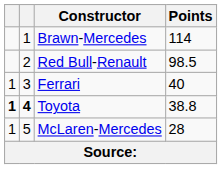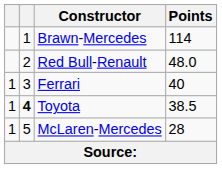(183, 61) 98.5 -> (183, 61) 48.0
(12, 106) bold -> (12, 106) normal
(183, 106) 38.8 -> (183, 106) 38.5
